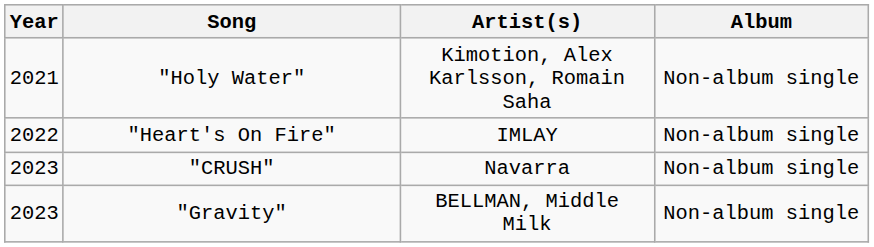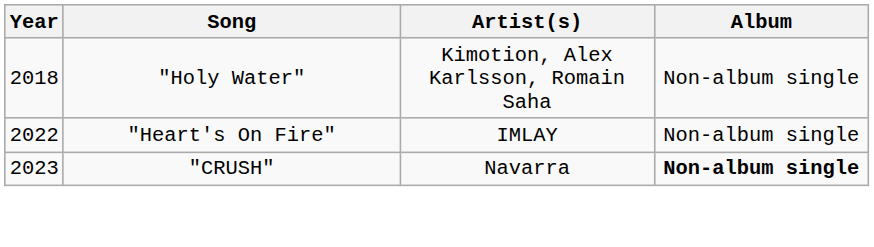(34, 78) 2021 -> (34, 78) 2018
(761, 168) normal -> (761, 168) bold
- row: (232, 213)
